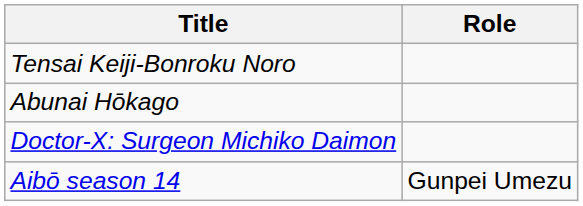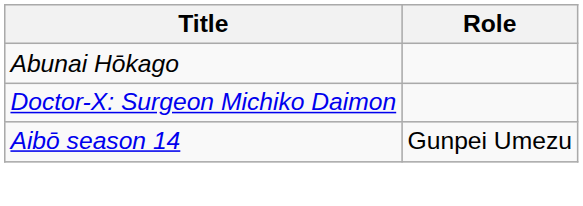- row: (153, 63)
